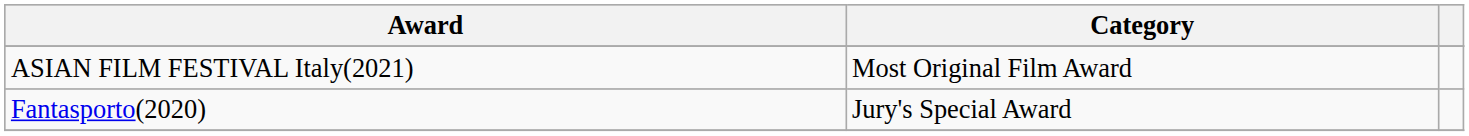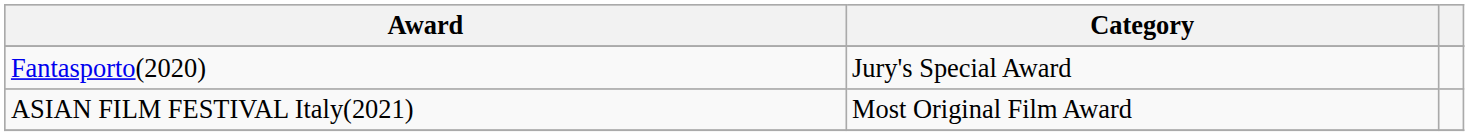rows swapped: (108, 109) <-> (212, 67)
